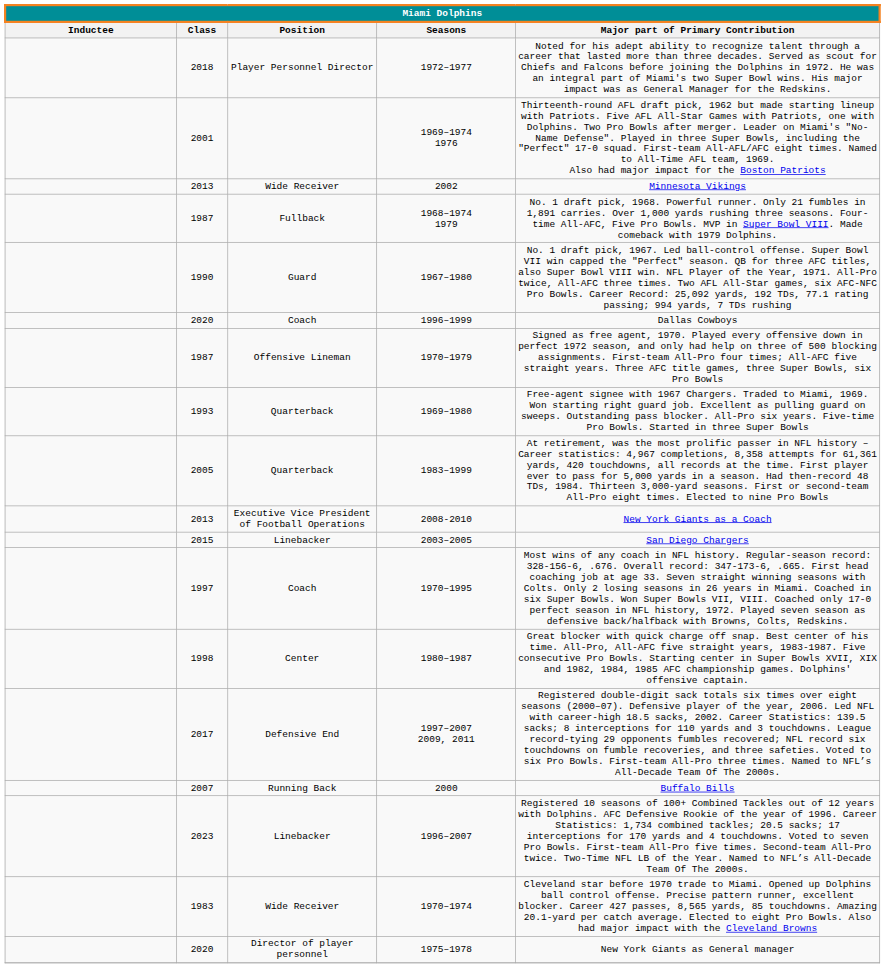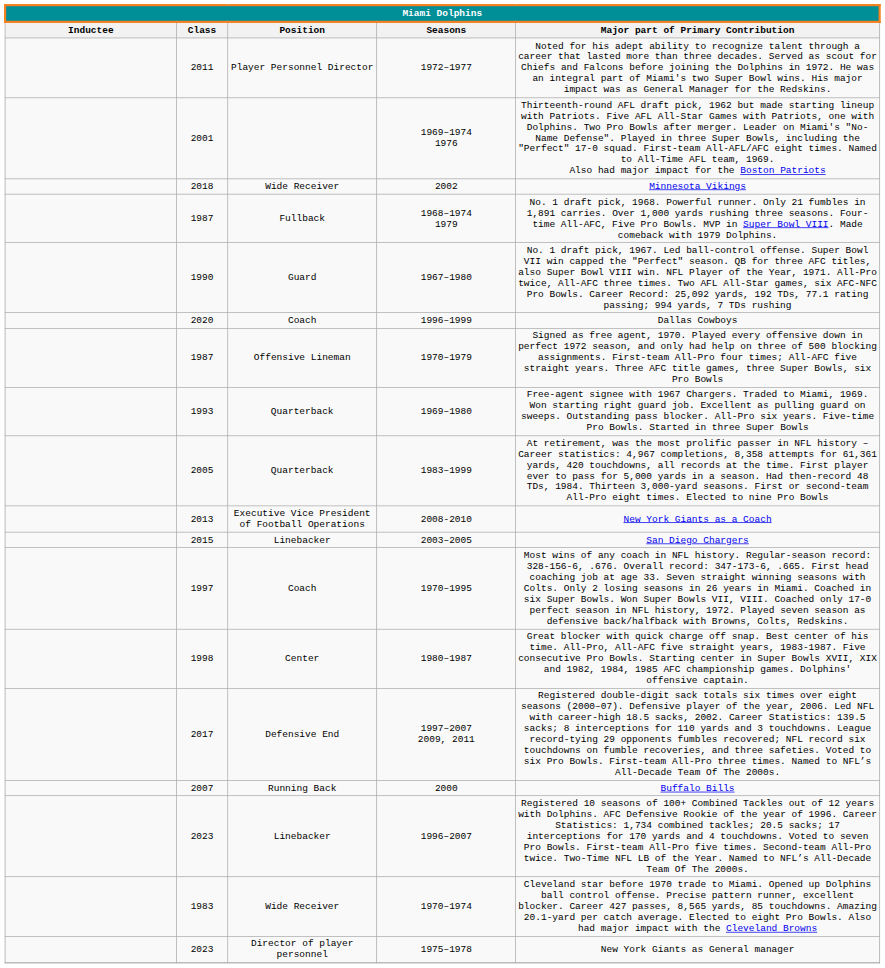(202, 68) 2018 -> (202, 68) 2011
(202, 186) 2013 -> (202, 186) 2018
(202, 949) 2020 -> (202, 949) 2023
